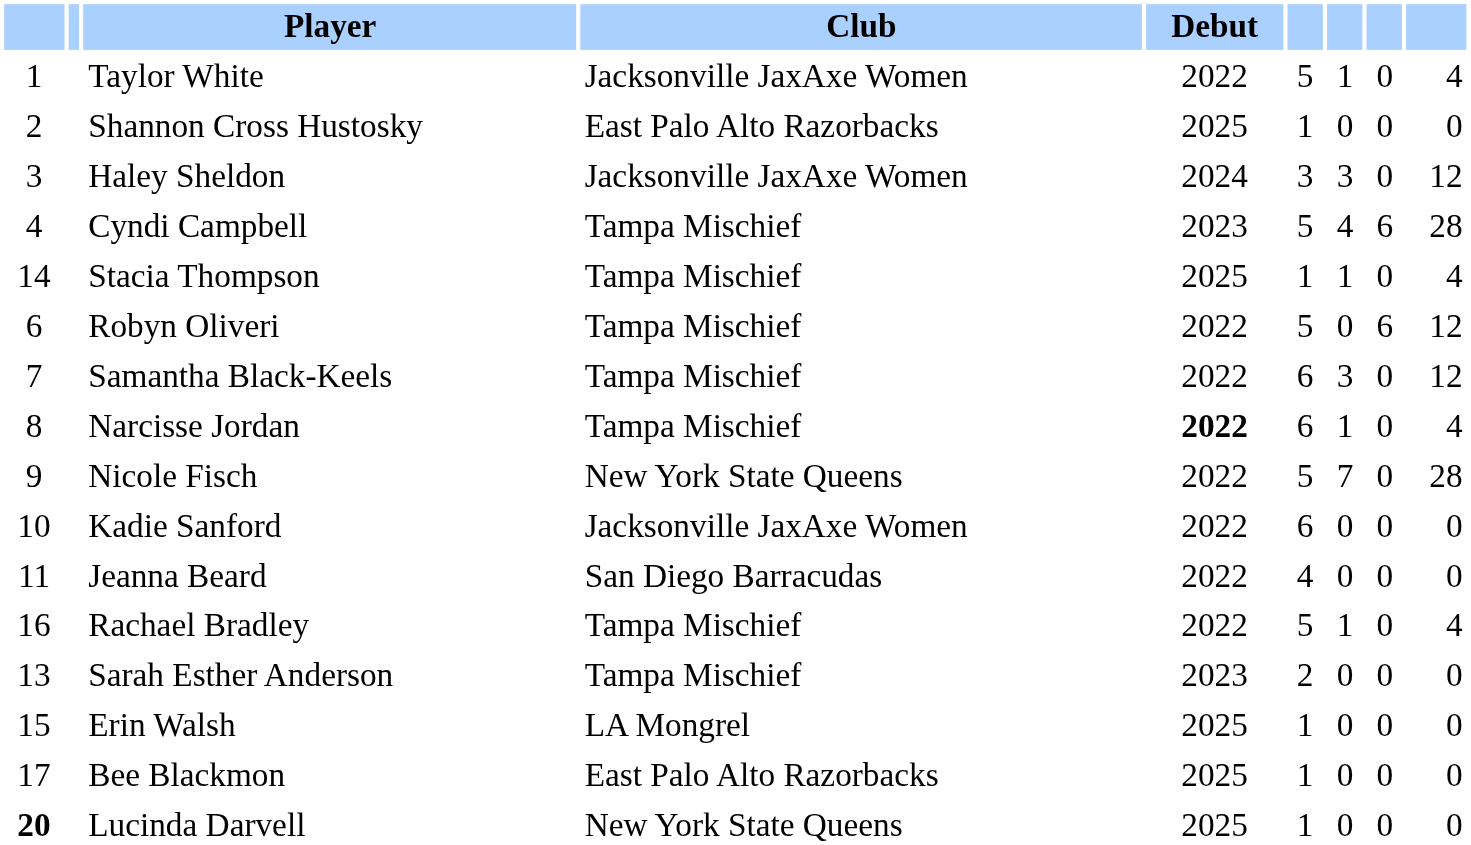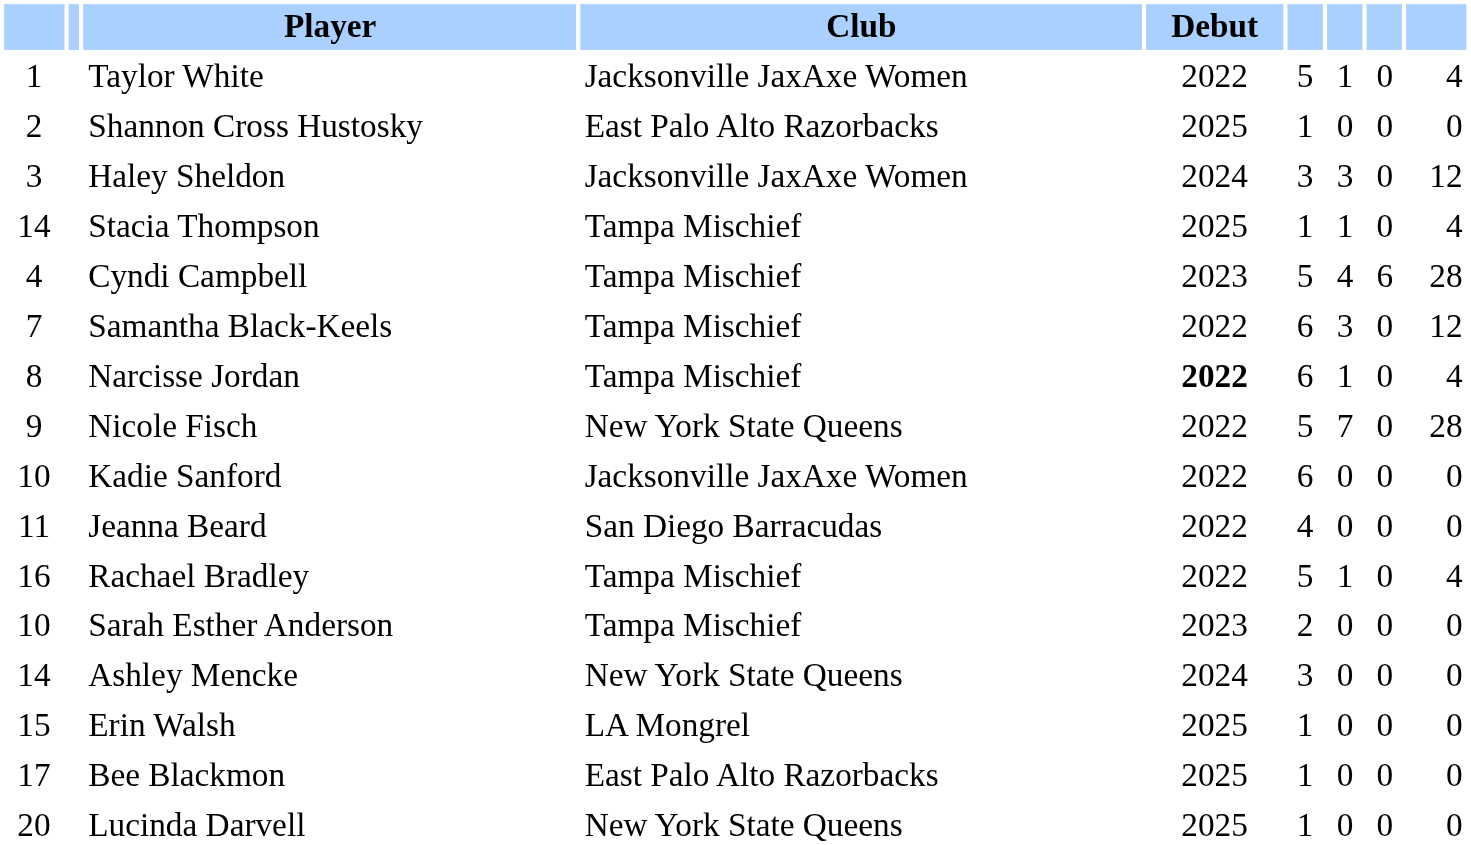rows swapped: (198, 226) <-> (204, 276)
- row: (184, 326)
(34, 675) 13 -> (34, 625) 10
+ row: (193, 675)
(34, 825) bold -> (34, 825) normal
